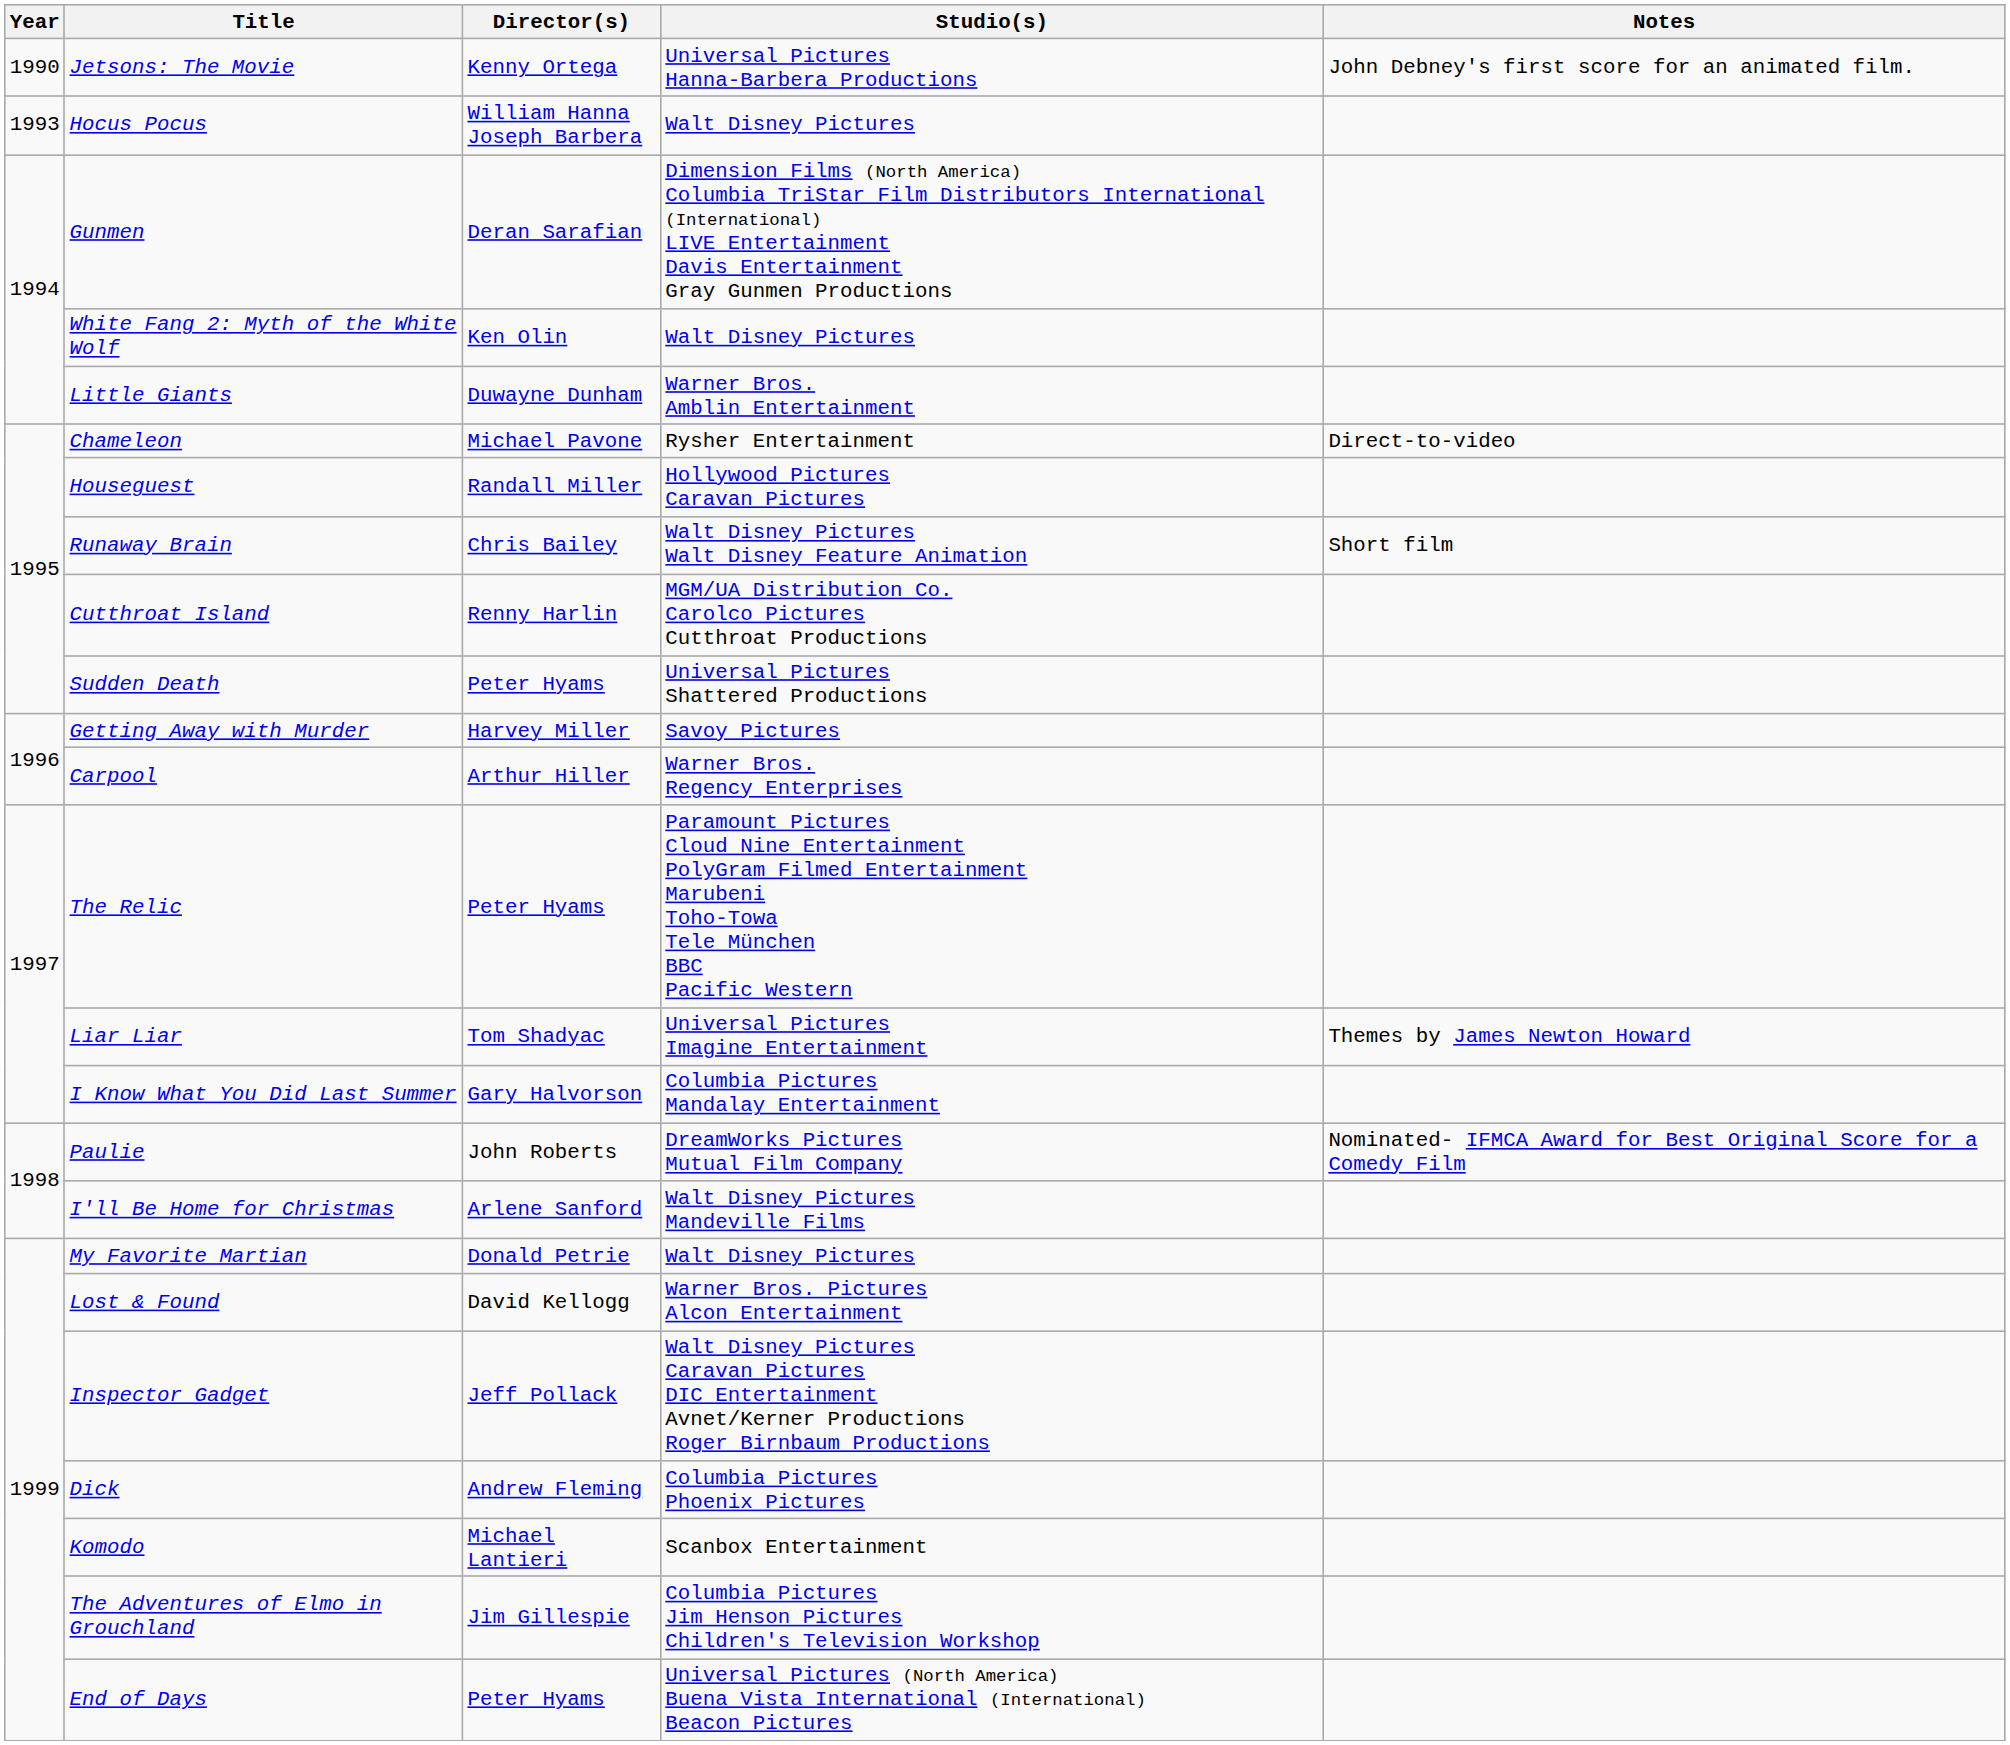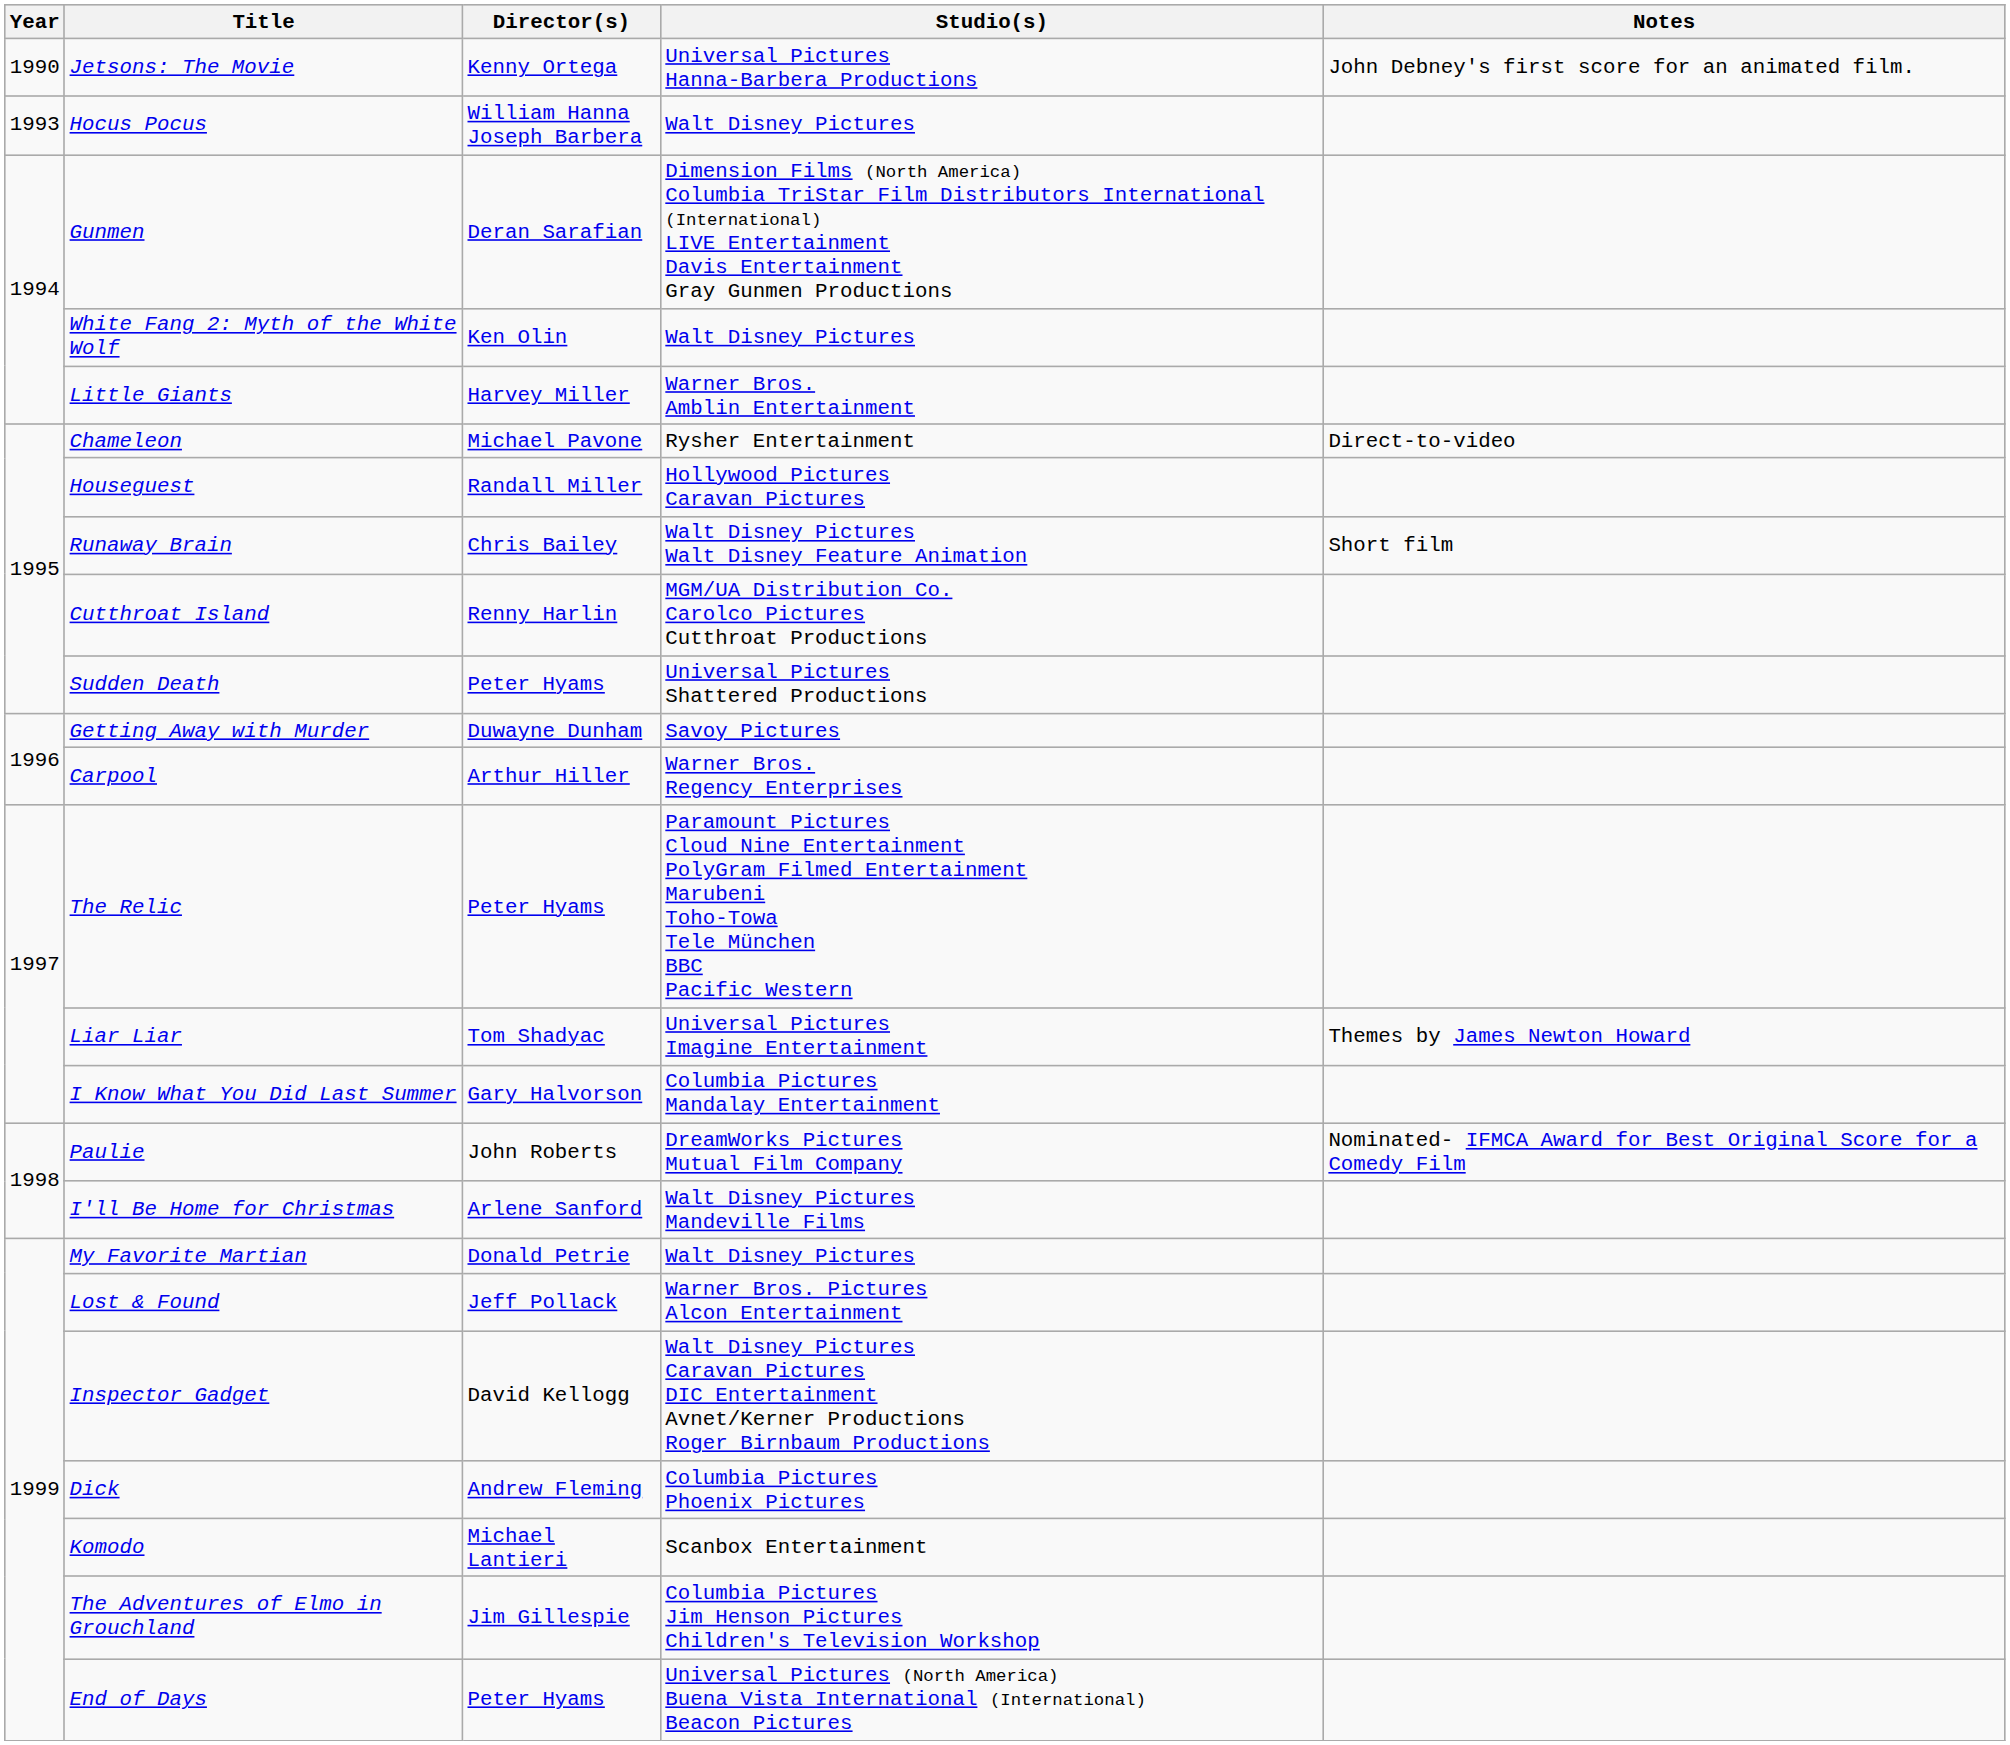(555, 395) Duwayne Dunham -> (549, 395) Harvey Miller
(549, 731) Harvey Miller -> (555, 731) Duwayne Dunham
(549, 1302) David Kellogg -> (542, 1302) Jeff Pollack
(542, 1396) Jeff Pollack -> (549, 1396) David Kellogg
